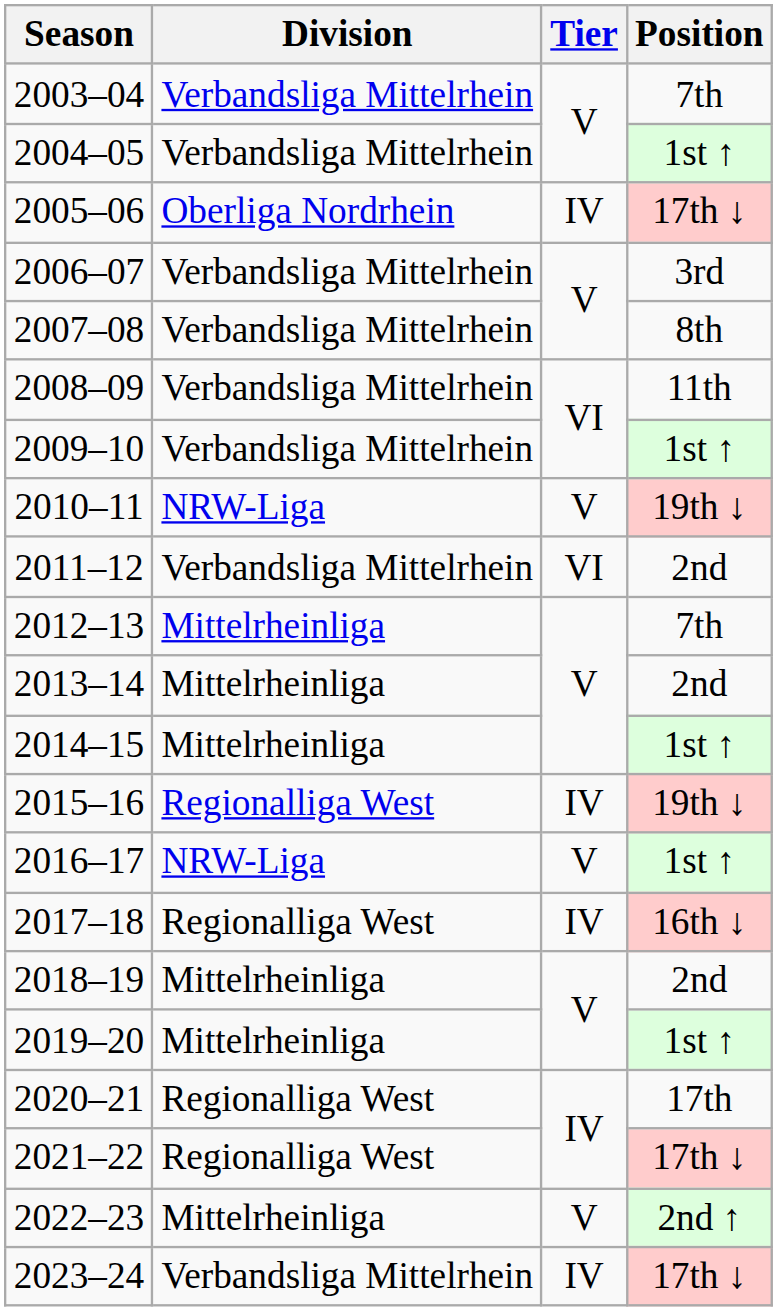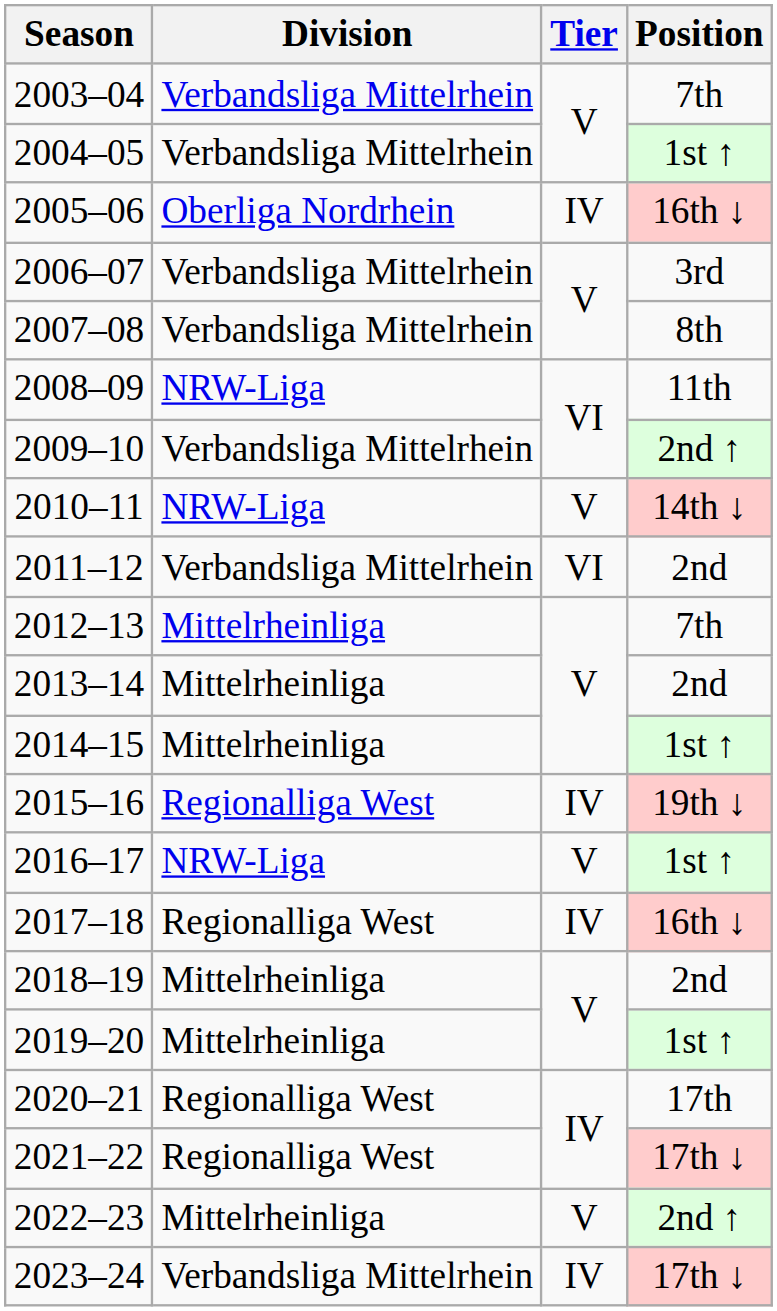(699, 211) 17th ↓ -> (699, 211) 16th ↓
(347, 388) Verbandsliga Mittelrhein -> (243, 388) NRW-Liga
(699, 447) 1st ↑ -> (699, 447) 2nd ↑
(699, 507) 19th ↓ -> (699, 507) 14th ↓
